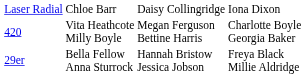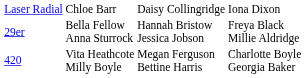rows swapped: (13, 32) <-> (14, 60)
